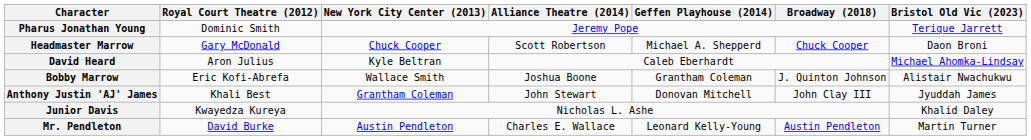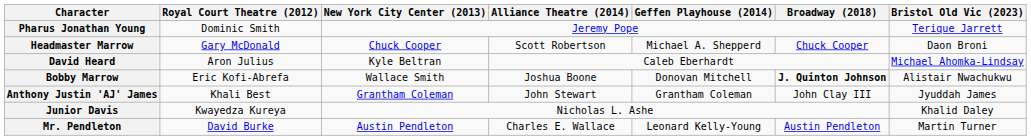(704, 78) Grantham Coleman -> (704, 78) Donovan Mitchell
(832, 78) normal -> (832, 78) bold
(704, 94) Donovan Mitchell -> (704, 94) Grantham Coleman
